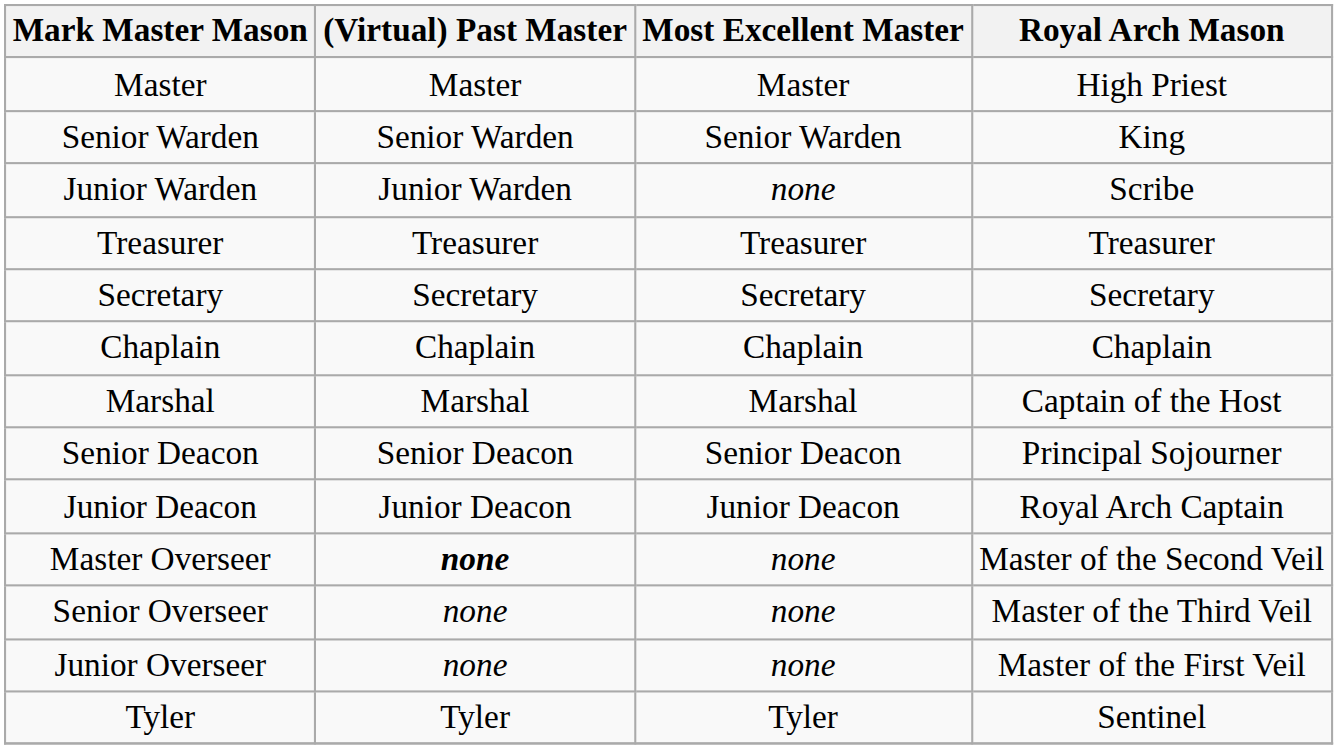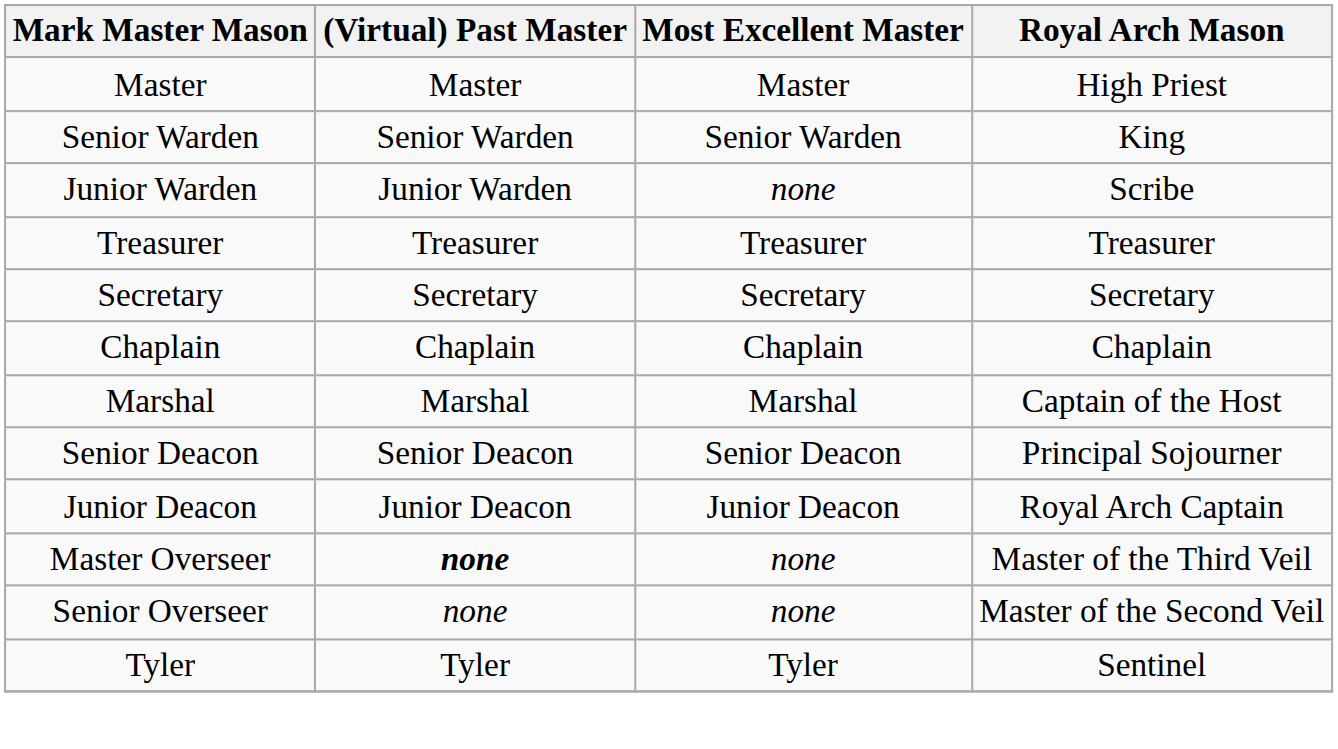(1152, 558) Master of the Second Veil -> (1152, 558) Master of the Third Veil
(1152, 611) Master of the Third Veil -> (1152, 611) Master of the Second Veil
- row: (160, 664)
